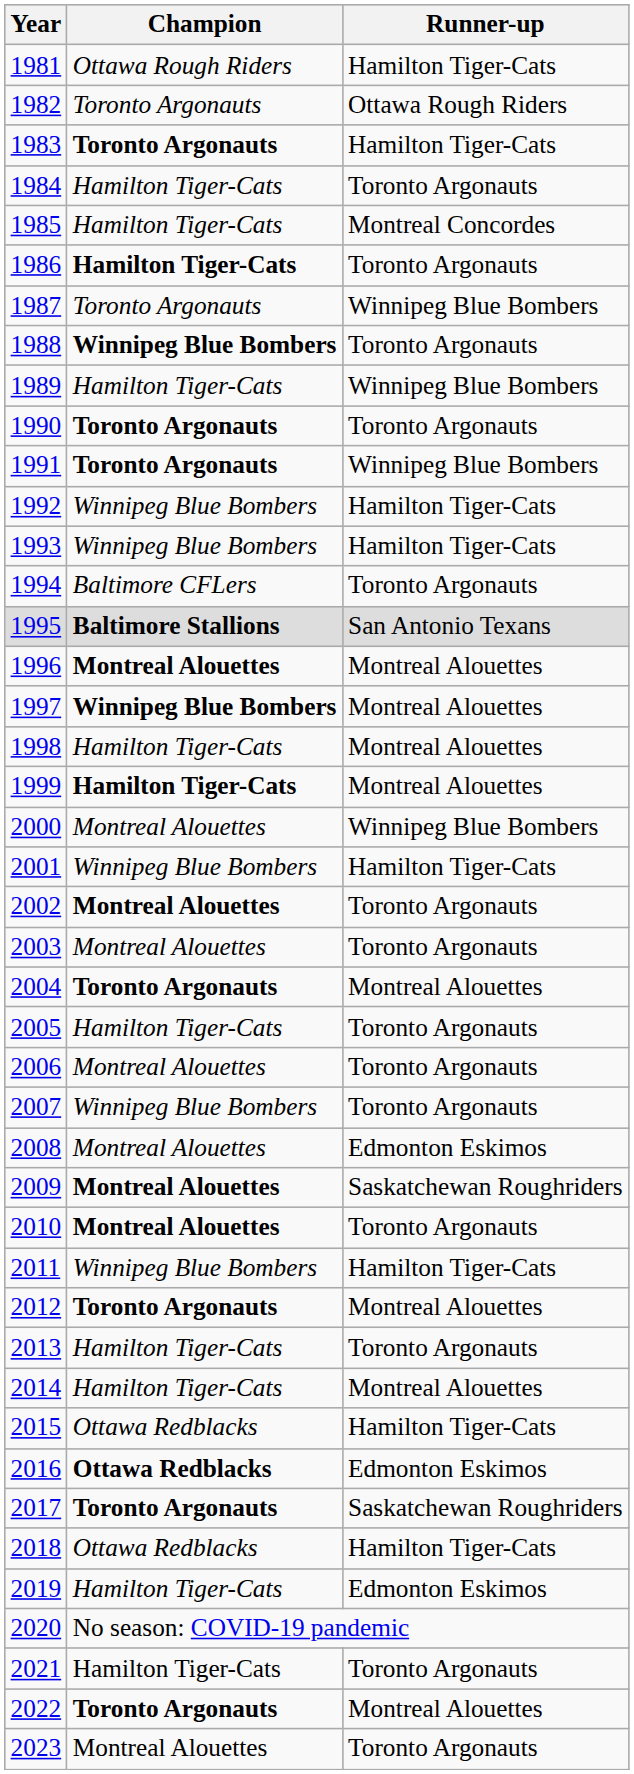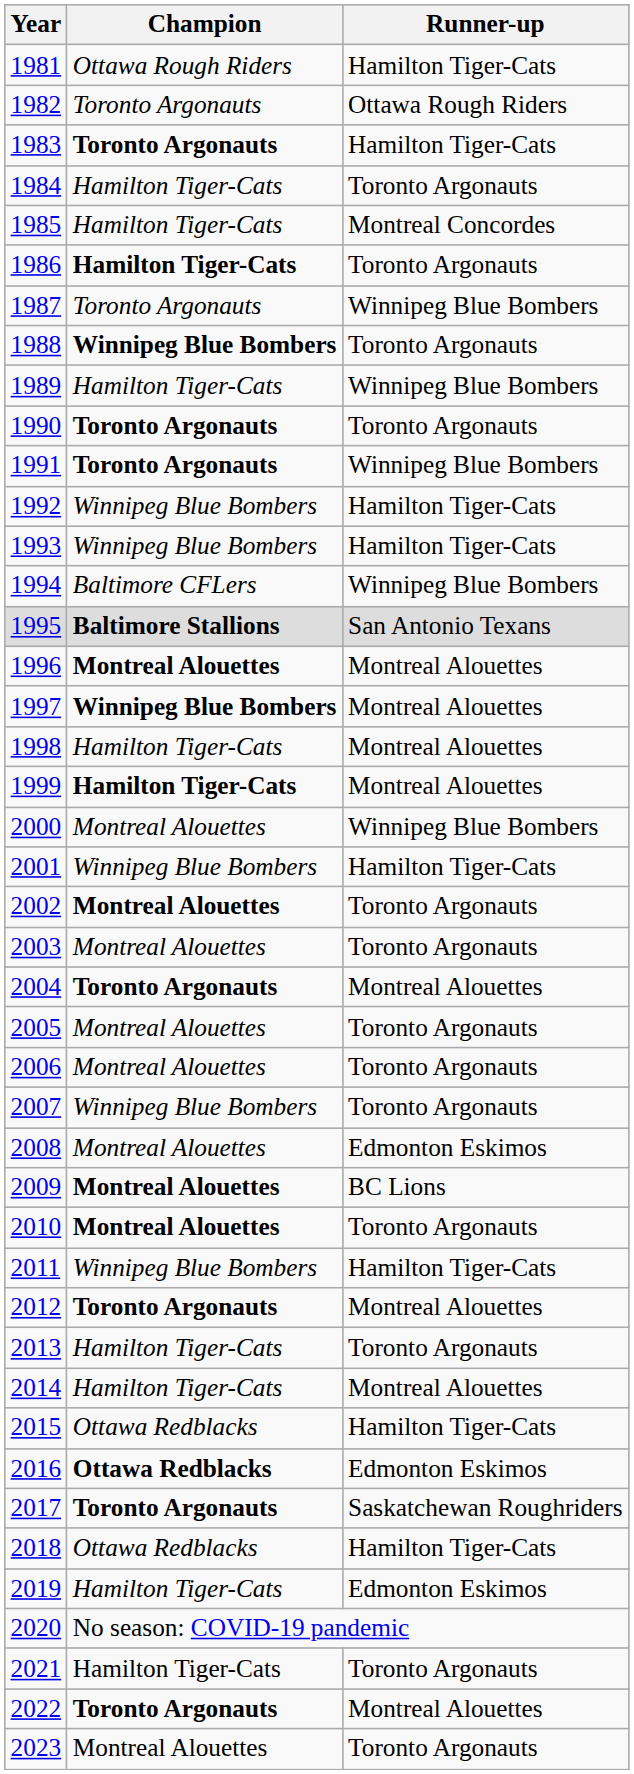(443, 585) Toronto Argonauts -> (473, 585) Winnipeg Blue Bombers
(178, 1026) Hamilton Tiger-Cats -> (169, 1026) Montreal Alouettes
(485, 1187) Saskatchewan Roughriders -> (397, 1187) BC Lions
